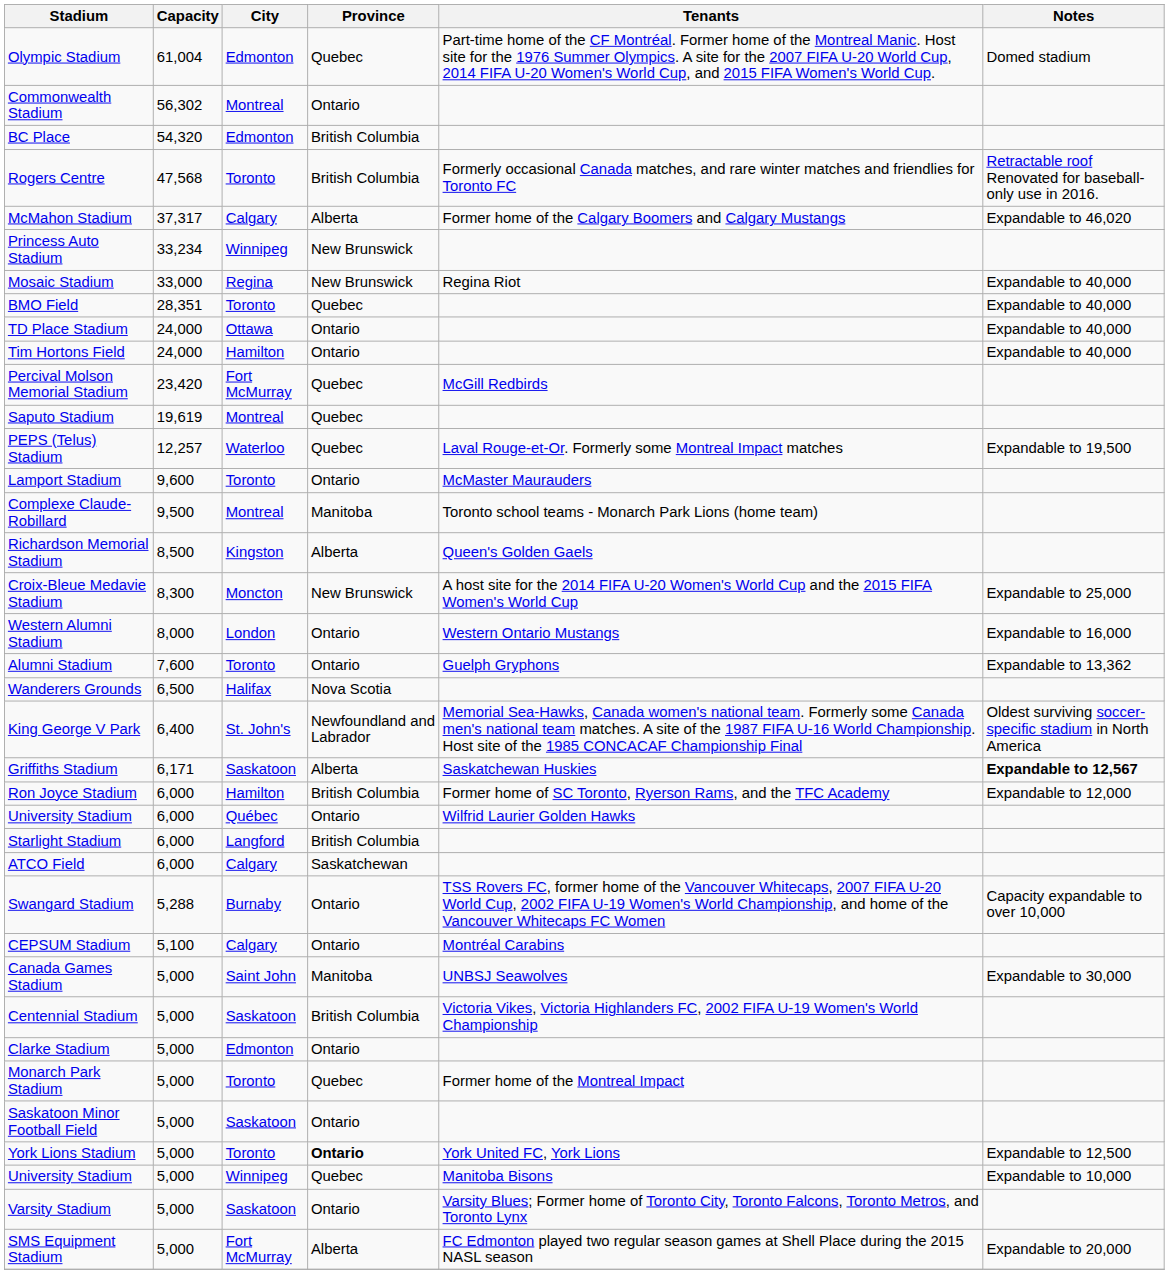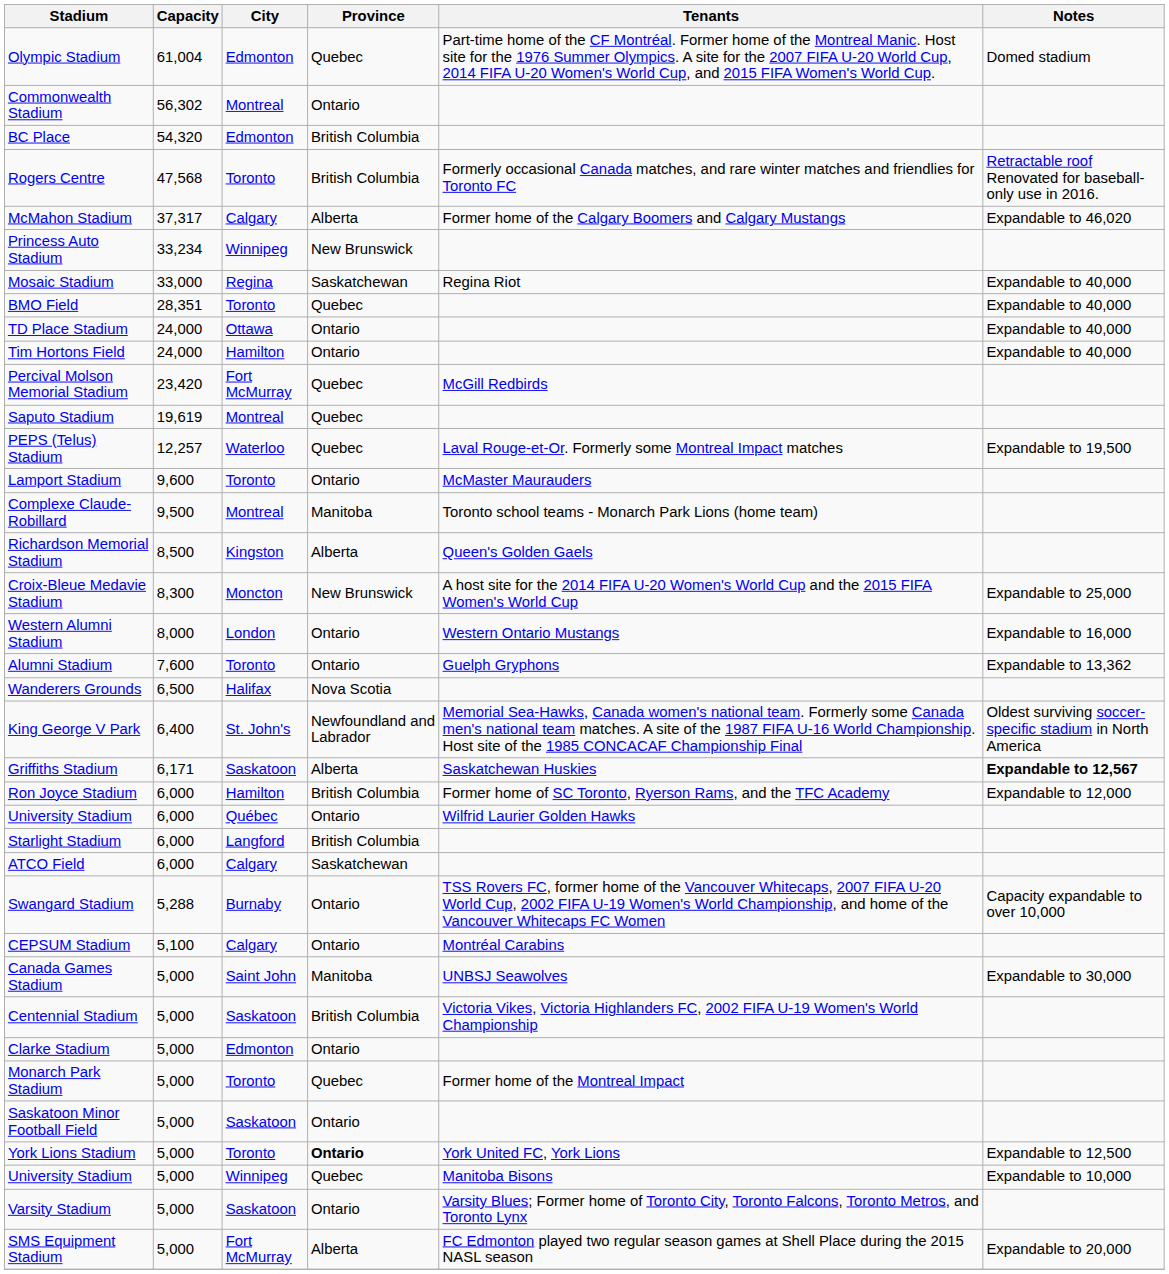(362, 281) New Brunswick -> (359, 281) Saskatchewan
